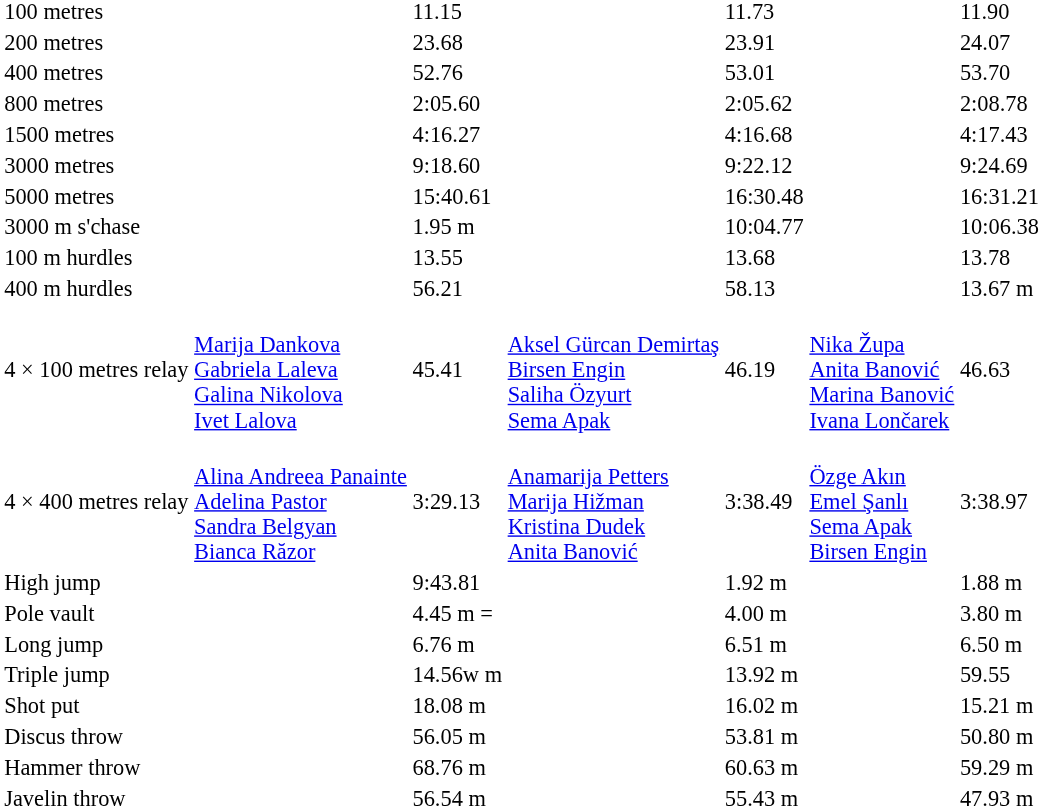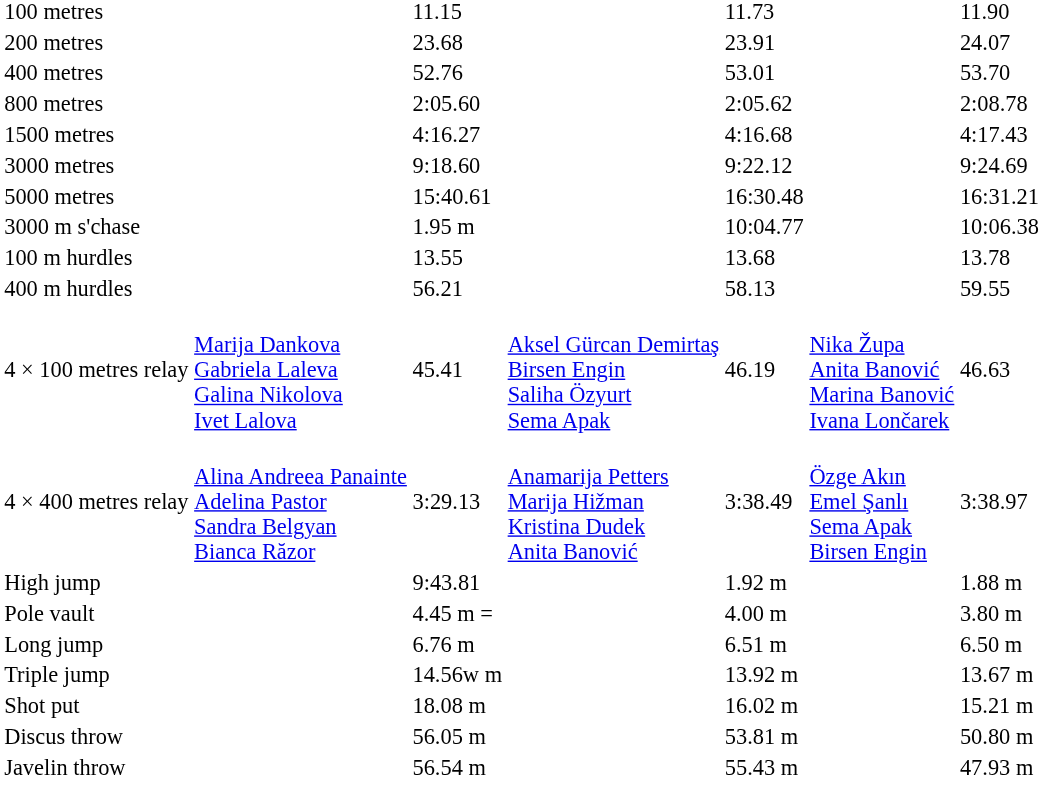(997, 288) 13.67 m -> (985, 288) 59.55
(985, 675) 59.55 -> (997, 675) 13.67 m
- row: (72, 767)
